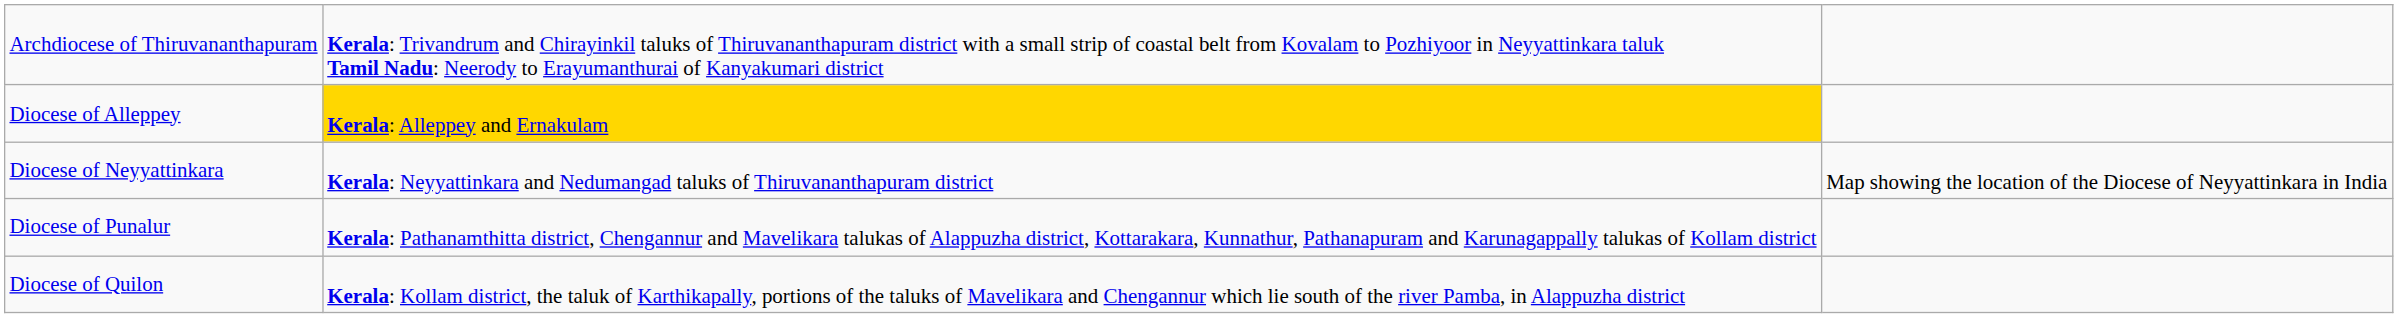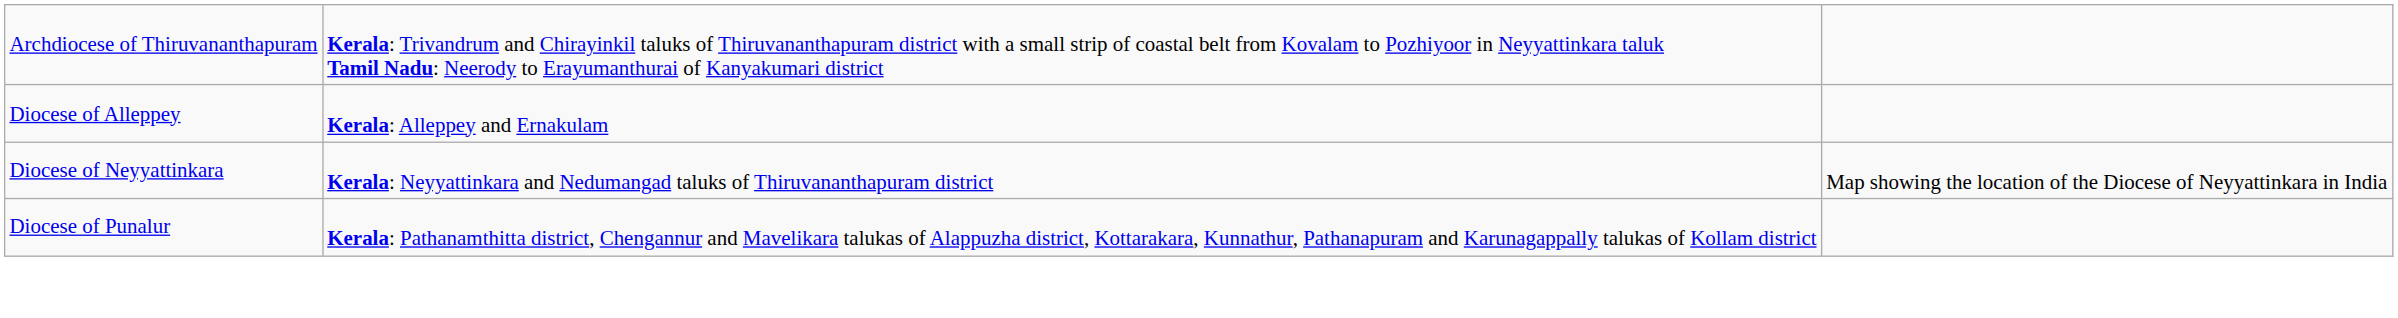(468, 125) gold background -> (468, 125) no background
- row: (86, 283)
